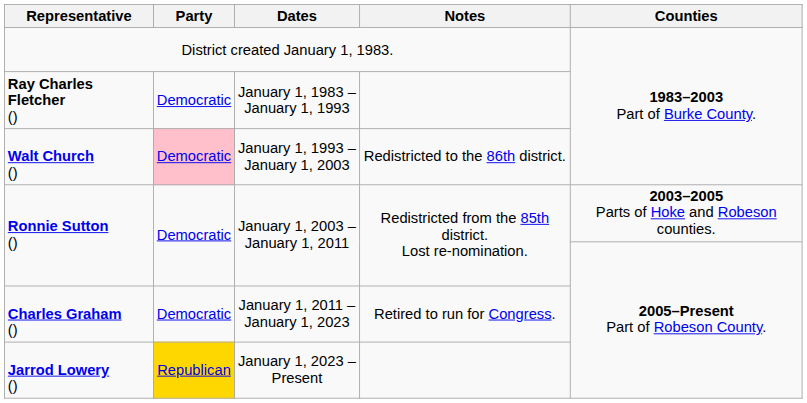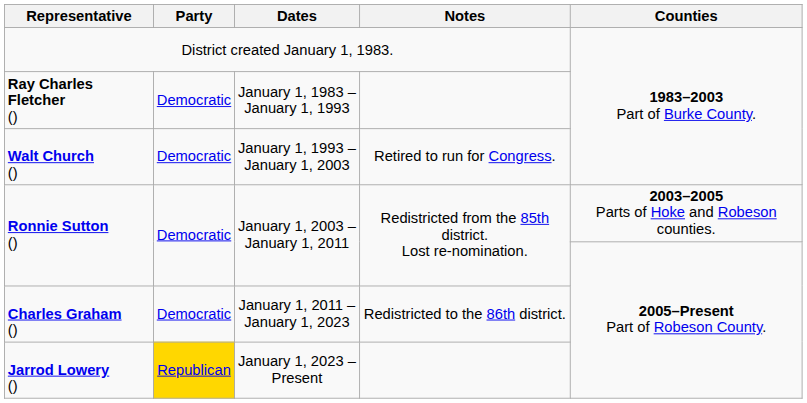(194, 156) pink background -> (194, 156) no background
(465, 156) Redistricted to the 86th district. -> (465, 156) Retired to run for Congress.
(465, 313) Retired to run for Congress. -> (465, 313) Redistricted to the 86th district.
